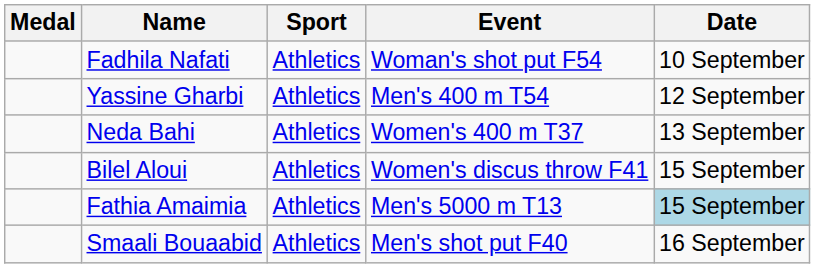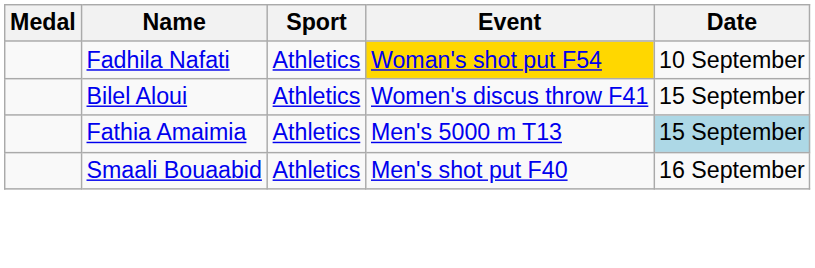(486, 59) no background -> (486, 59) gold background
- row: (165, 96)
- row: (141, 133)
